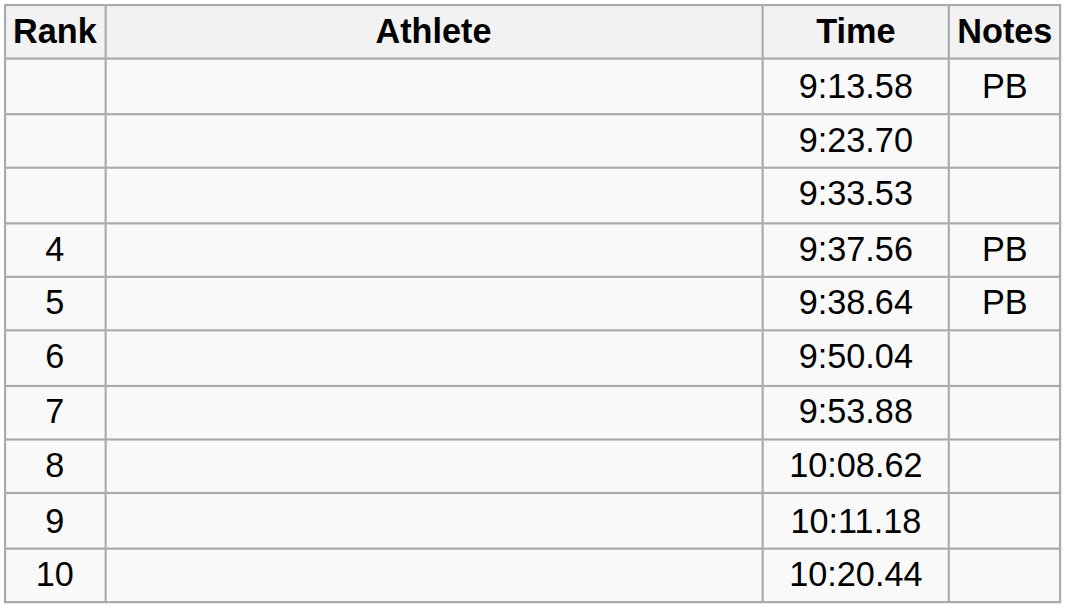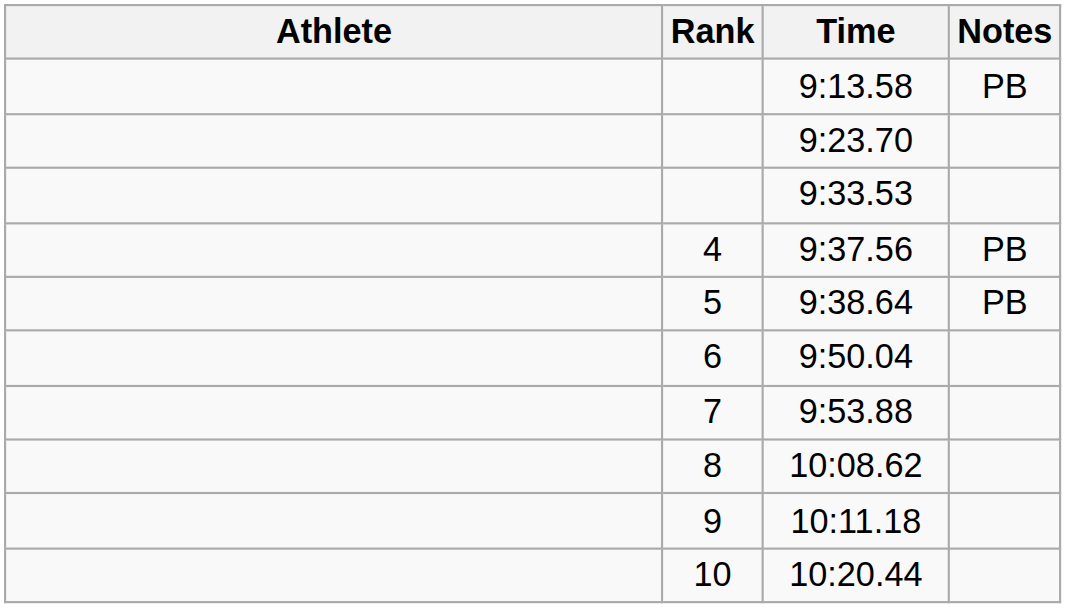columns swapped: (55, 31) <-> (433, 31)
